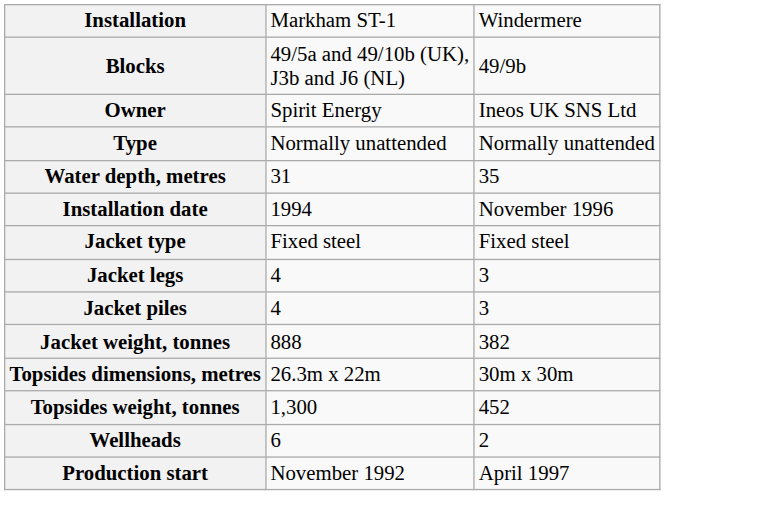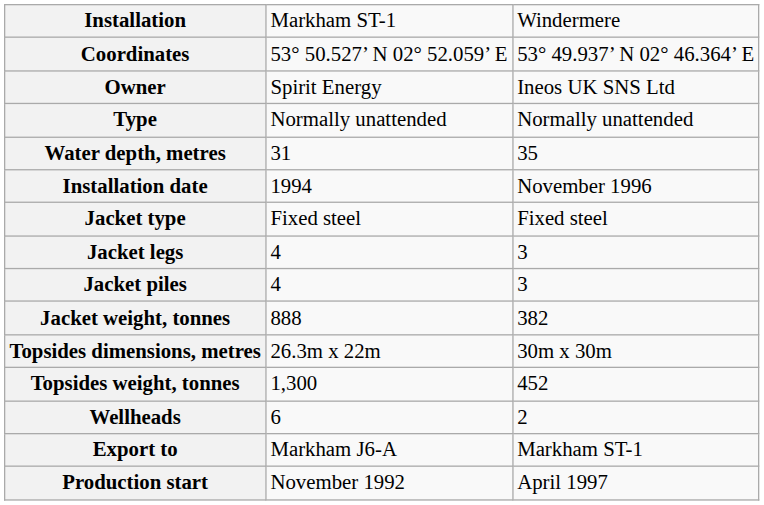- row: (135, 65)
+ row: (135, 53)
+ row: (135, 449)
